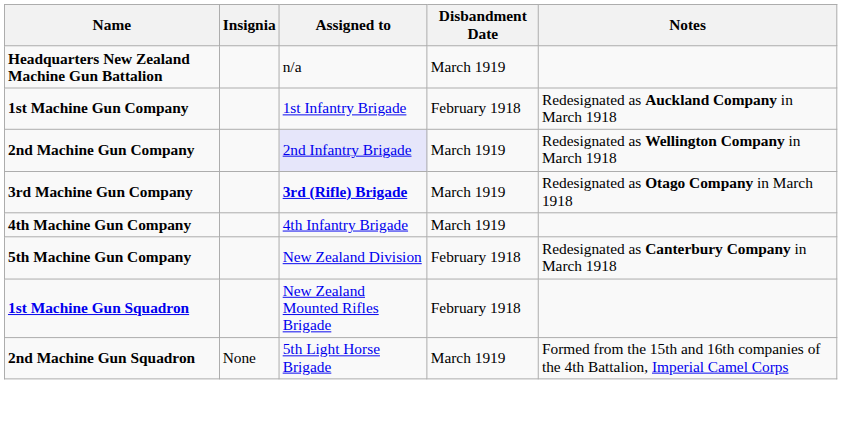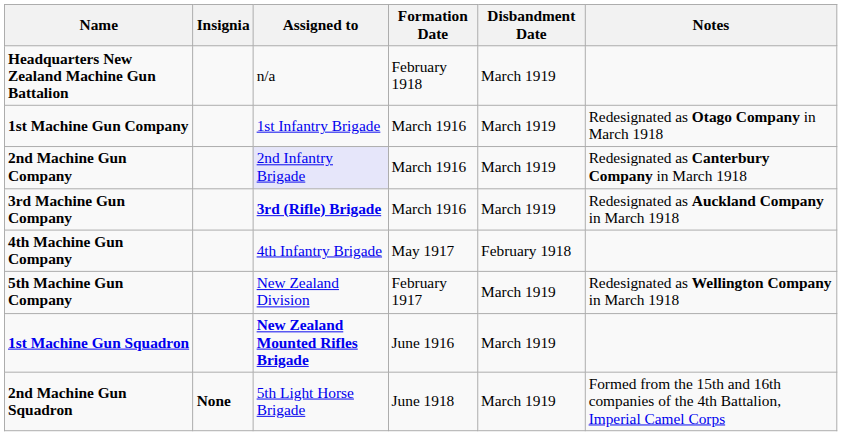+ column: (433, 25)
(476, 108) February 1918 -> (518, 125) March 1919
(667, 108) Redesignated as Auckland Company in March 1918 -> (702, 125) Redesignated as Otago Company in March 1918
(671, 150) Redesignated as Wellington Company in March 1918 -> (679, 167) Redesignated as Canterbury Company in March 1918
(677, 191) Redesignated as Otago Company in March 1918 -> (706, 209) Redesignated as Auckland Company in March 1918
(468, 224) March 1919 -> (526, 250) February 1918
(476, 257) February 1918 -> (518, 292) March 1919
(674, 257) Redesignated as Canterbury Company in March 1918 -> (710, 292) Redesignated as Wellington Company in March 1918
(331, 308) normal -> (307, 342) bold
(476, 308) February 1918 -> (518, 342) March 1919
(239, 358) normal -> (214, 401) bold
